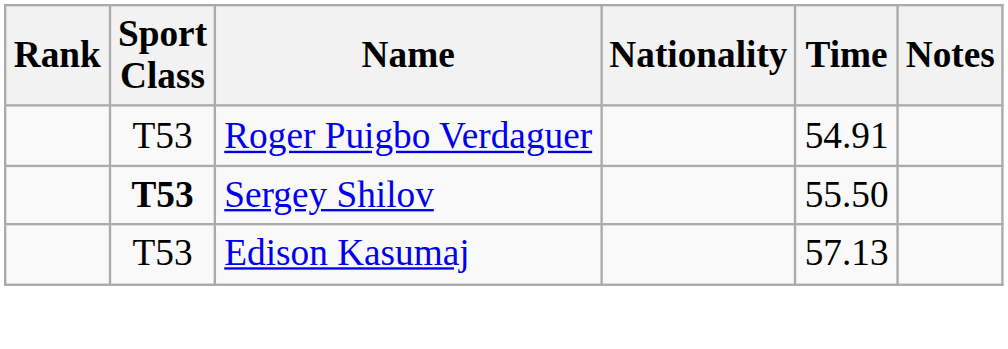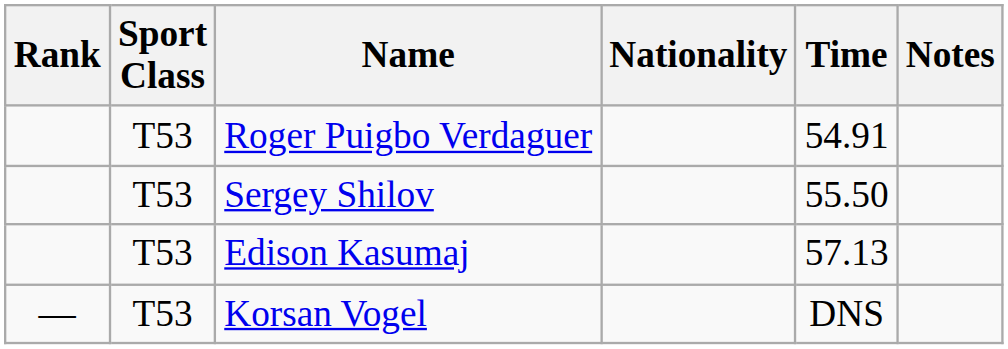(163, 194) bold -> (163, 194) normal
+ row: (326, 312)
